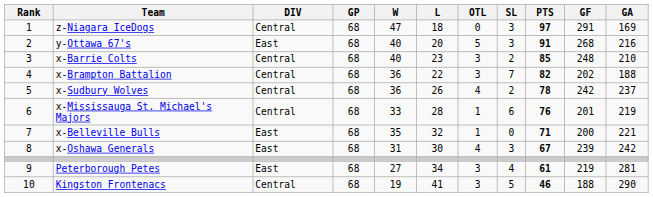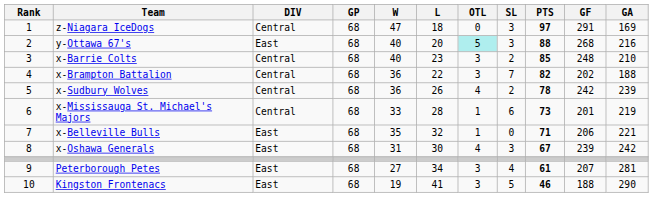(478, 44) no background -> (478, 44) paleturquoise background
(545, 44) 91 -> (545, 44) 88
(627, 91) 237 -> (627, 91) 239
(545, 112) 76 -> (545, 112) 73
(585, 133) 200 -> (585, 133) 206
(585, 169) 219 -> (585, 169) 207
(276, 185) Central -> (267, 185) East
